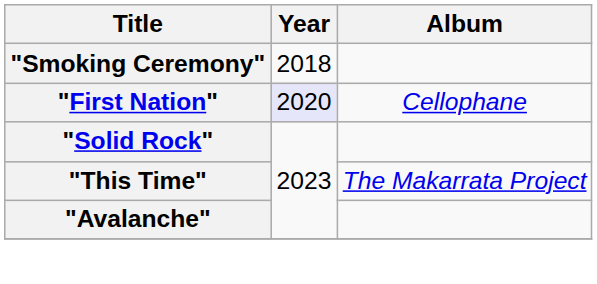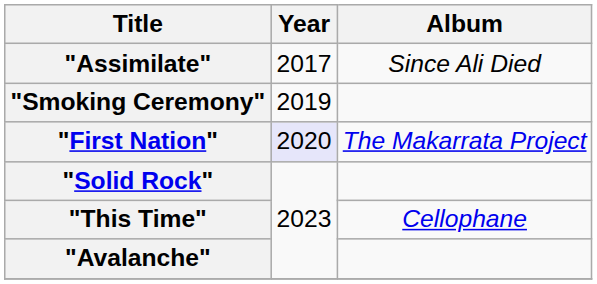+ row: (138, 63)
(304, 63) 2018 -> (304, 102) 2019
(465, 102) Cellophane -> (465, 141) The Makarrata Project
(465, 180) The Makarrata Project -> (465, 219) Cellophane
